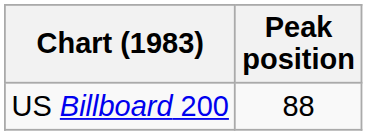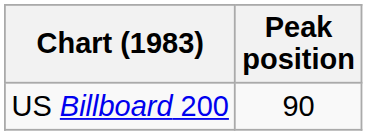(299, 105) 88 -> (299, 105) 90
